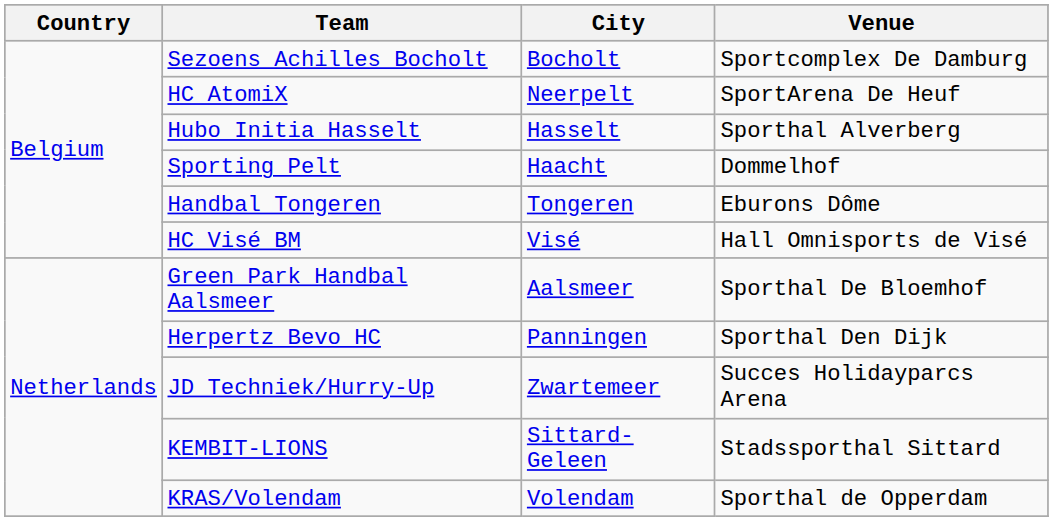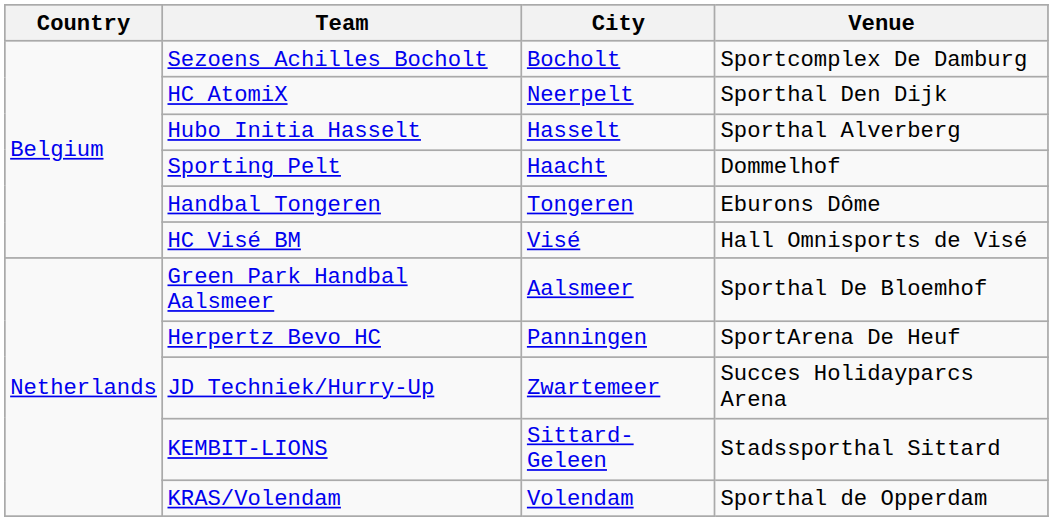(841, 95) SportArena De Heuf -> (834, 95) Sporthal Den Dijk
(834, 338) Sporthal Den Dijk -> (841, 338) SportArena De Heuf
